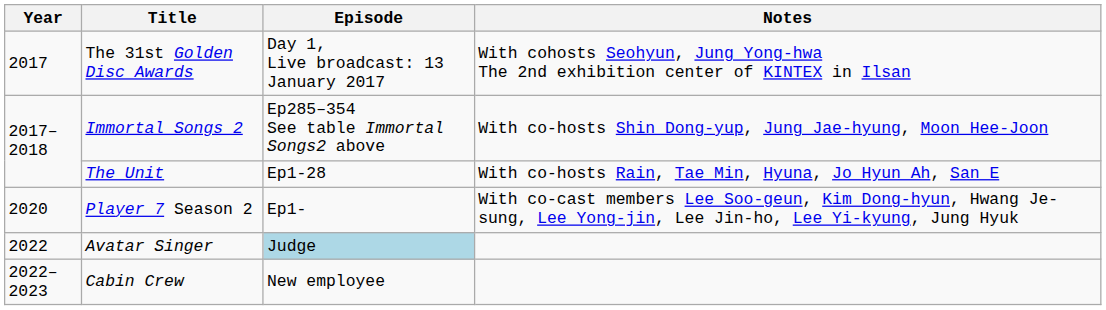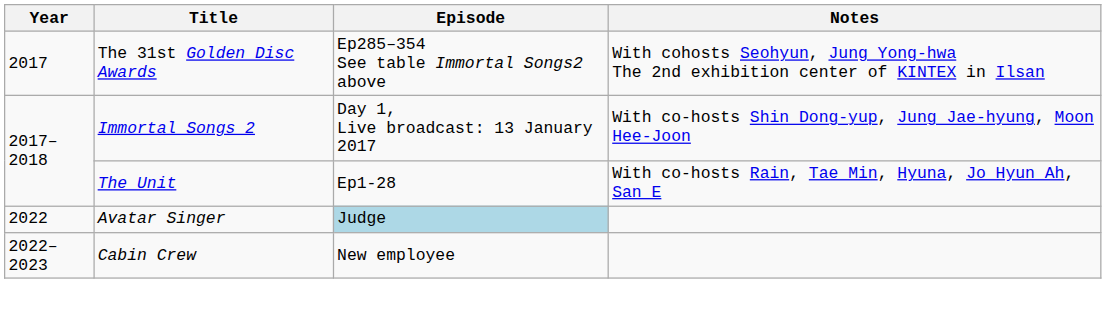(355, 64) Day 1, Live broadcast: 13 January 2017 -> (460, 64) Ep285–354 See table Immortal Songs2 above
(355, 128) Ep285–354 See table Immortal Songs2 above -> (465, 128) Day 1, Live broadcast: 13 January 2017
- row: (169, 210)
